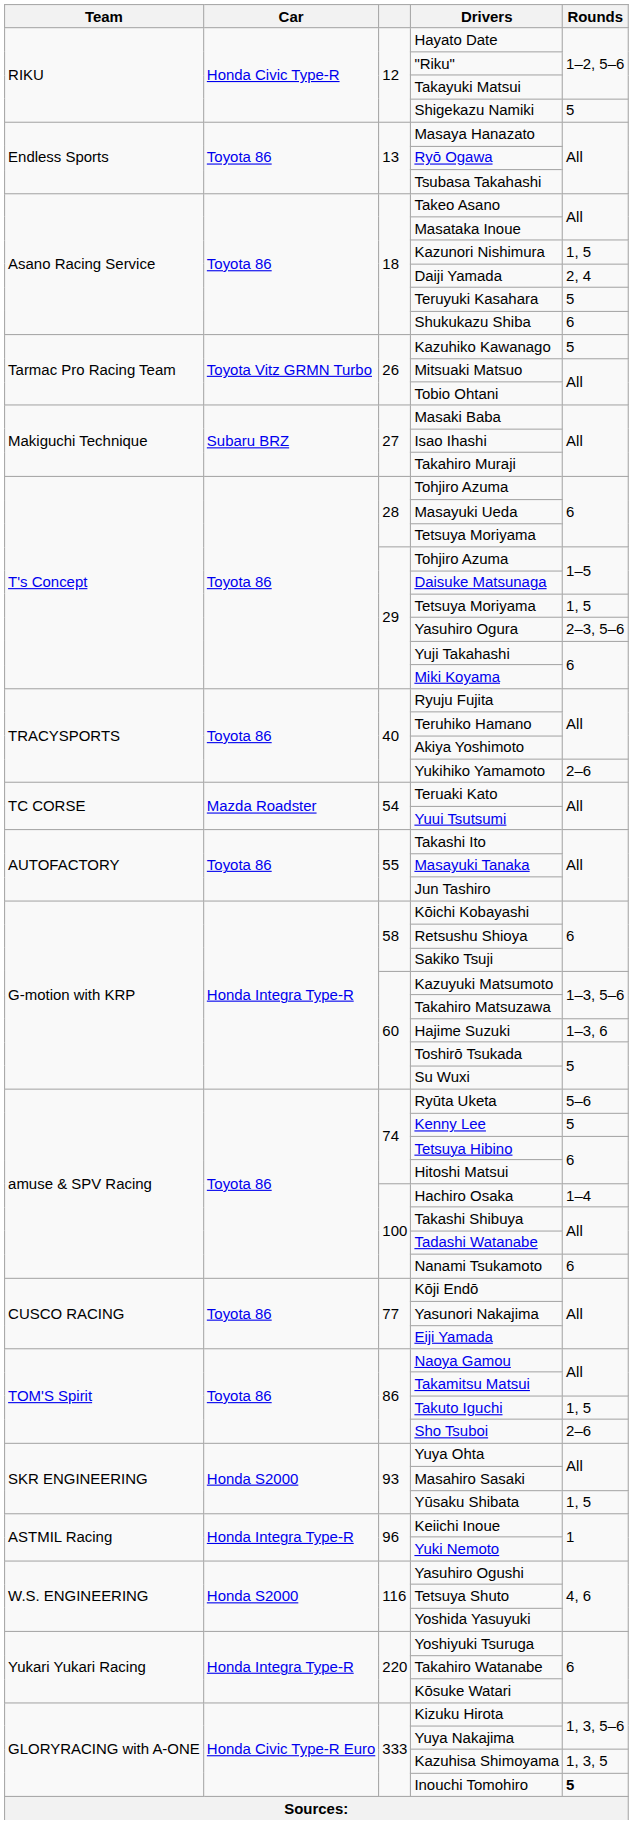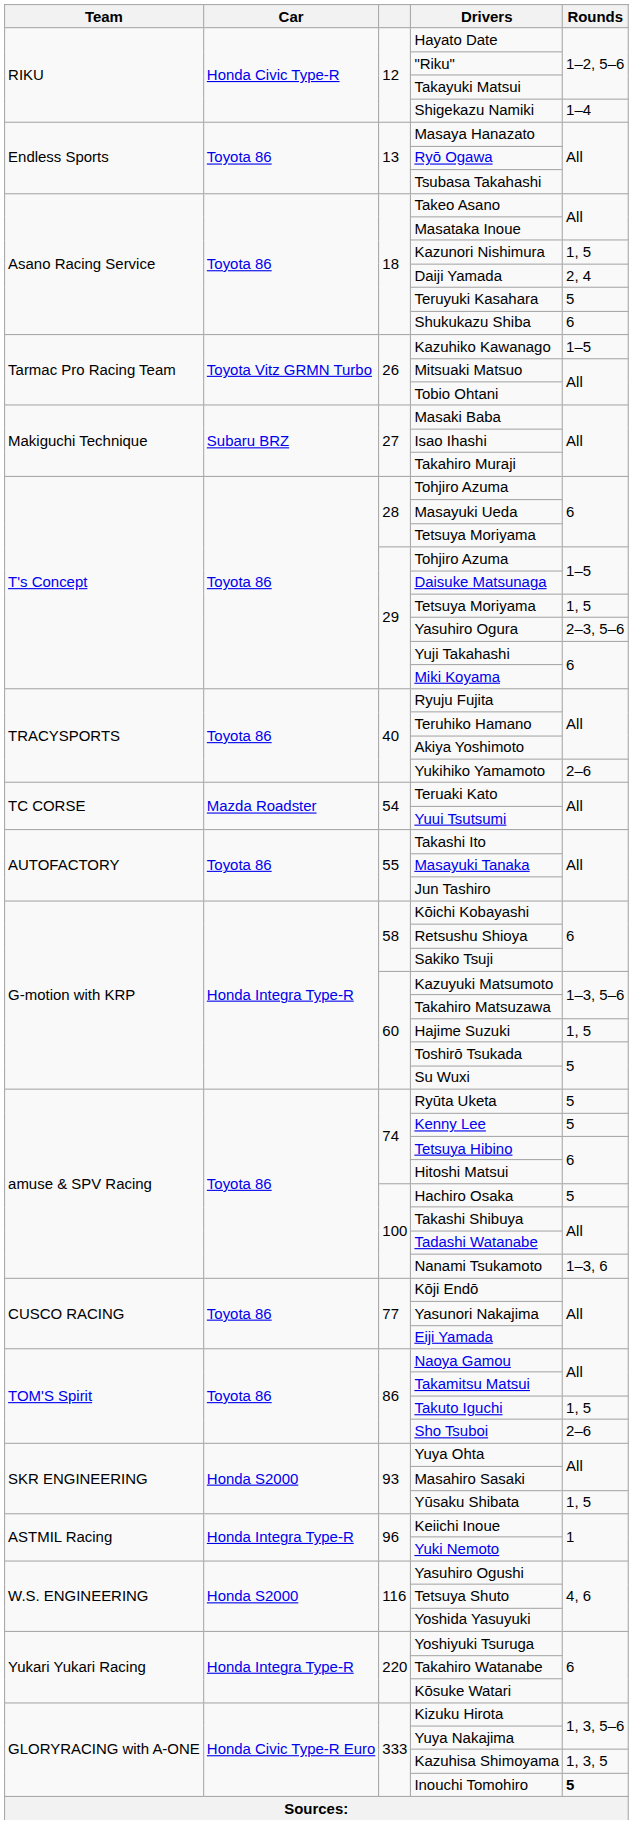(570, 110) 5 -> (579, 110) 1–4
(570, 346) 5 -> (579, 346) 1–5
(587, 1030) 1–3, 6 -> (579, 1030) 1, 5
(579, 1101) 5–6 -> (570, 1101) 5
(579, 1195) 1–4 -> (570, 1195) 5
(570, 1266) 6 -> (587, 1266) 1–3, 6
